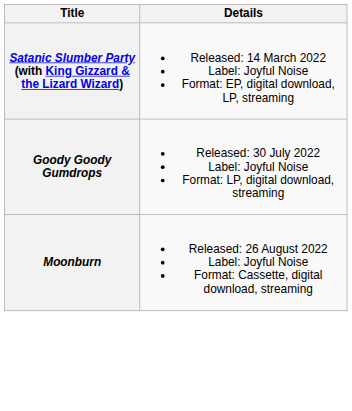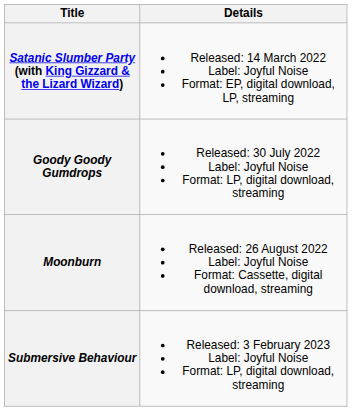+ row: (72, 358)
